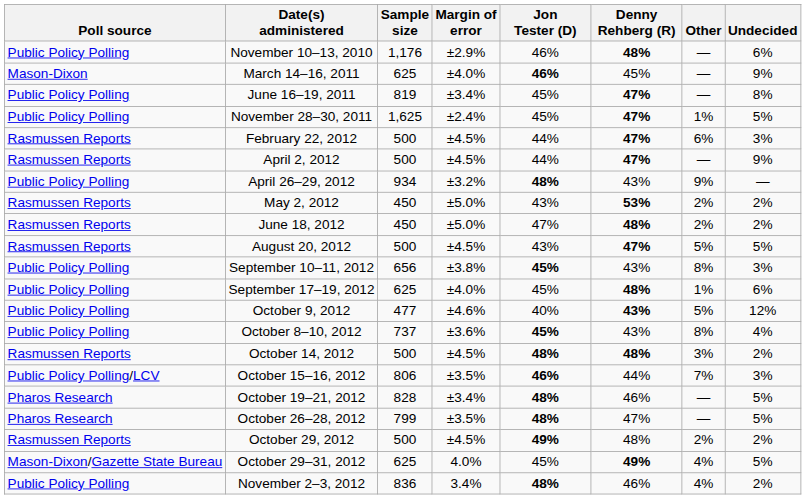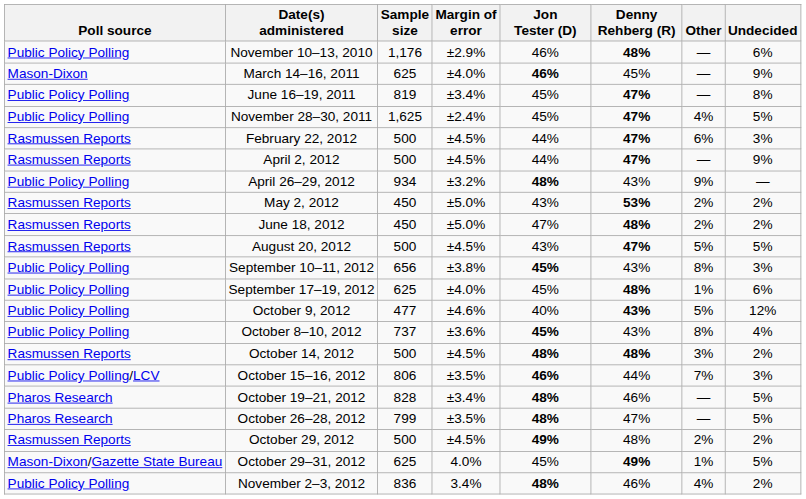(704, 116) 1% -> (704, 116) 4%
(704, 461) 4% -> (704, 461) 1%
